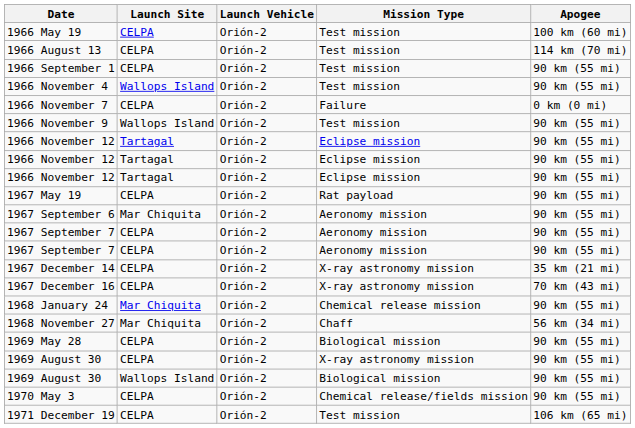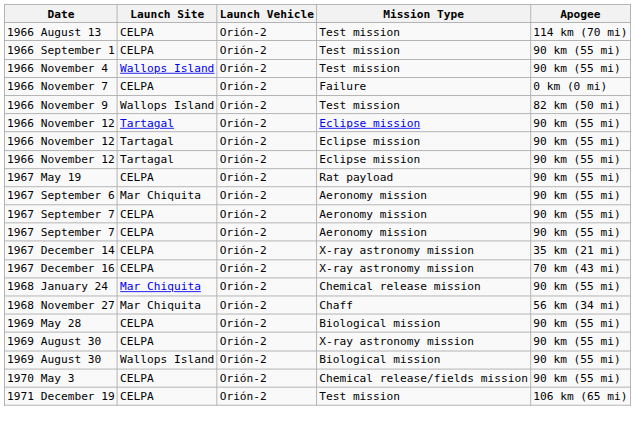- row: (44, 32)
(577, 123) 90 km (55 mi) -> (577, 105) 82 km (50 mi)
